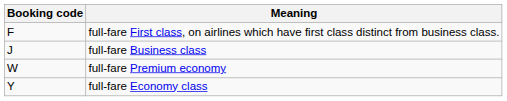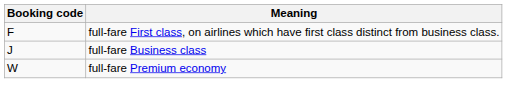- row: (148, 86)
